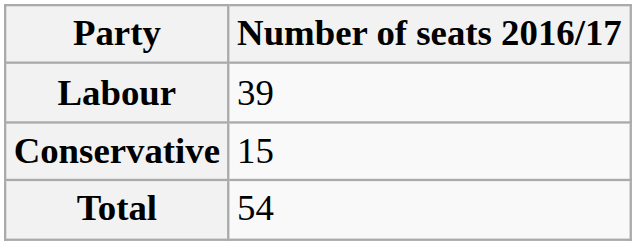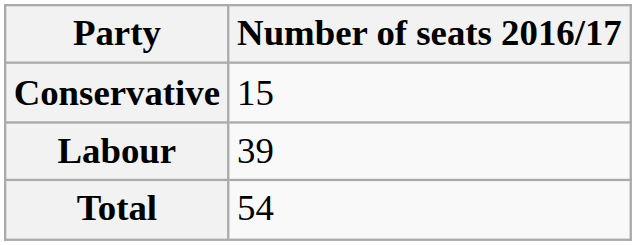rows swapped: (117, 92) <-> (117, 150)
